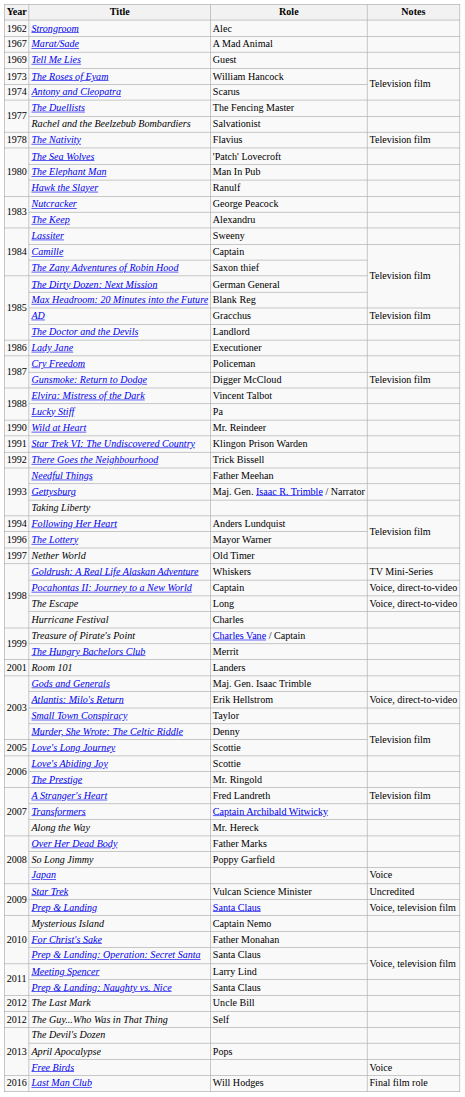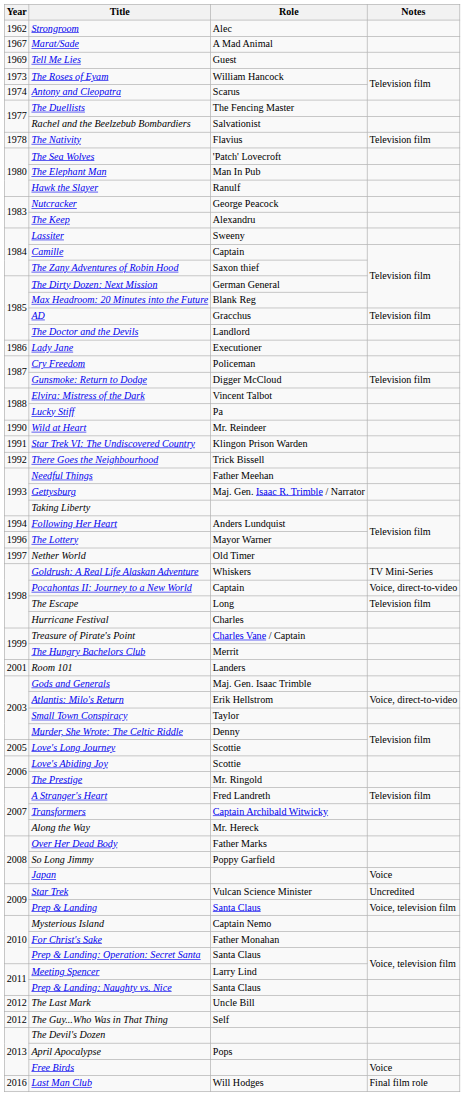(413, 603) Voice, direct-to-video -> (400, 603) Television film
